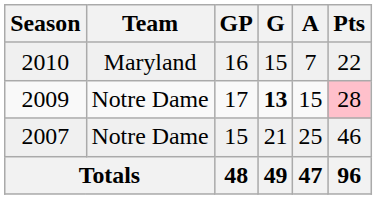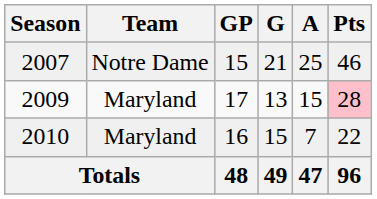rows swapped: (45, 61) <-> (45, 136)
(150, 99) Notre Dame -> (150, 99) Maryland
(276, 99) bold -> (276, 99) normal
